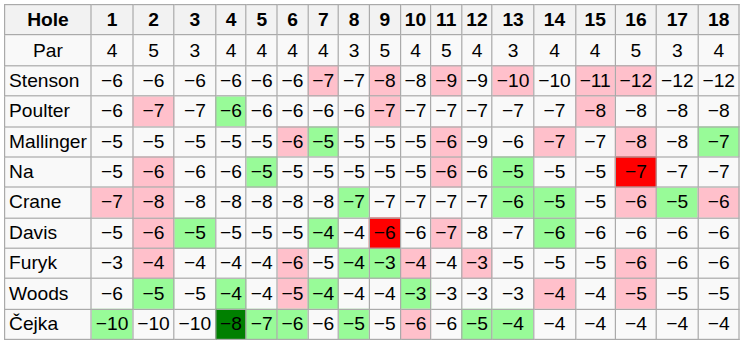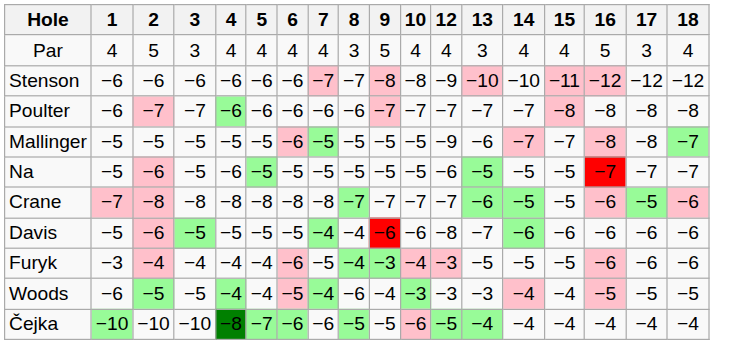- column: (446, 19)
(195, 171) −6 -> (195, 171) −5
(354, 293) −4 -> (354, 293) −6
